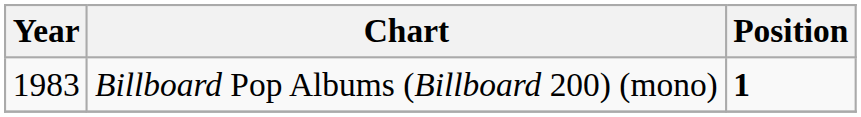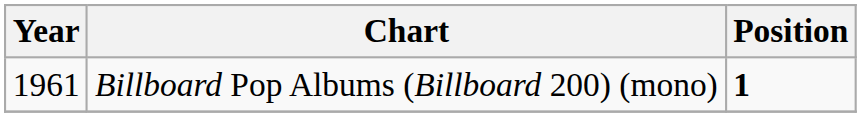(46, 84) 1983 -> (46, 84) 1961
